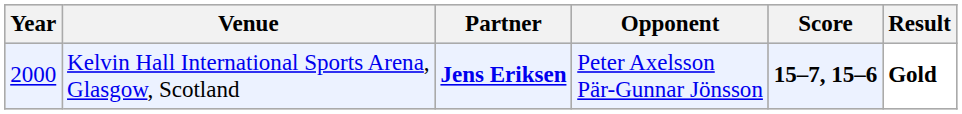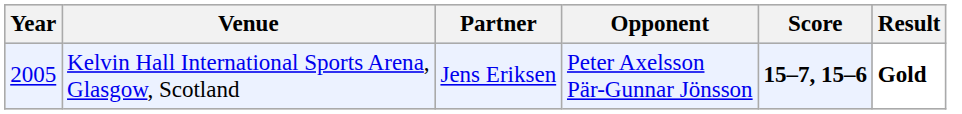(33, 75) 2000 -> (33, 75) 2005
(503, 75) bold -> (498, 75) normal
